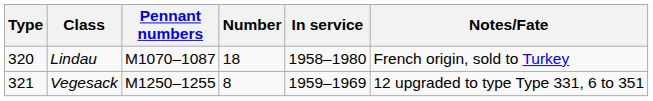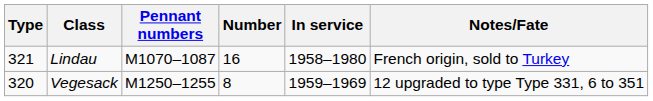(21, 58) 320 -> (21, 58) 321
(231, 58) 18 -> (231, 58) 16
(21, 83) 321 -> (21, 83) 320
